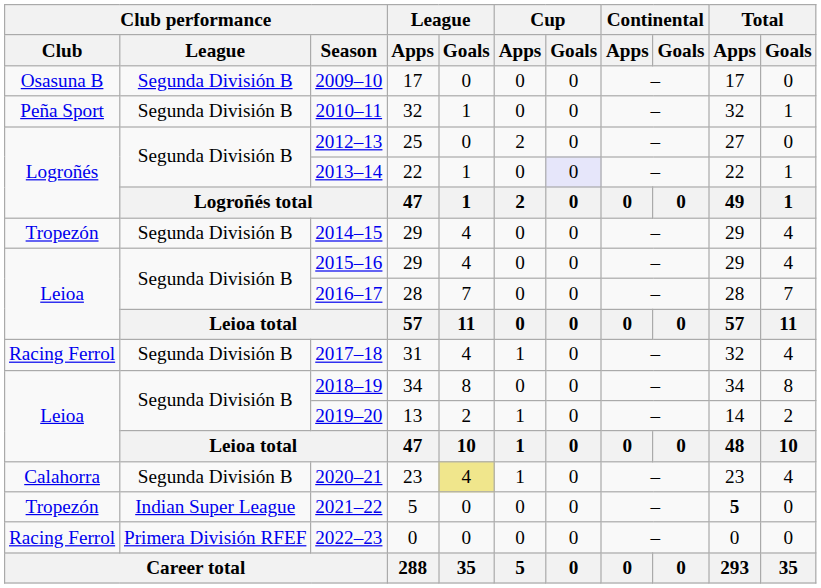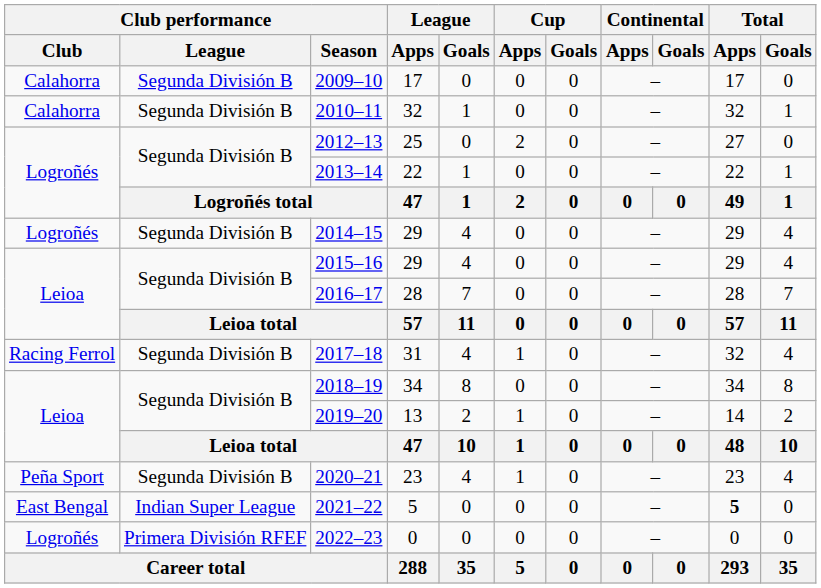(62, 80) Osasuna B -> (62, 80) Calahorra
(62, 111) Peña Sport -> (62, 111) Calahorra
(574, 171) lavender background -> (574, 171) no background
(62, 232) Tropezón -> (62, 232) Logroñés
(62, 476) Calahorra -> (62, 476) Peña Sport
(466, 476) khaki background -> (466, 476) no background
(62, 506) Tropezón -> (62, 506) East Bengal
(62, 537) Racing Ferrol -> (62, 537) Logroñés
